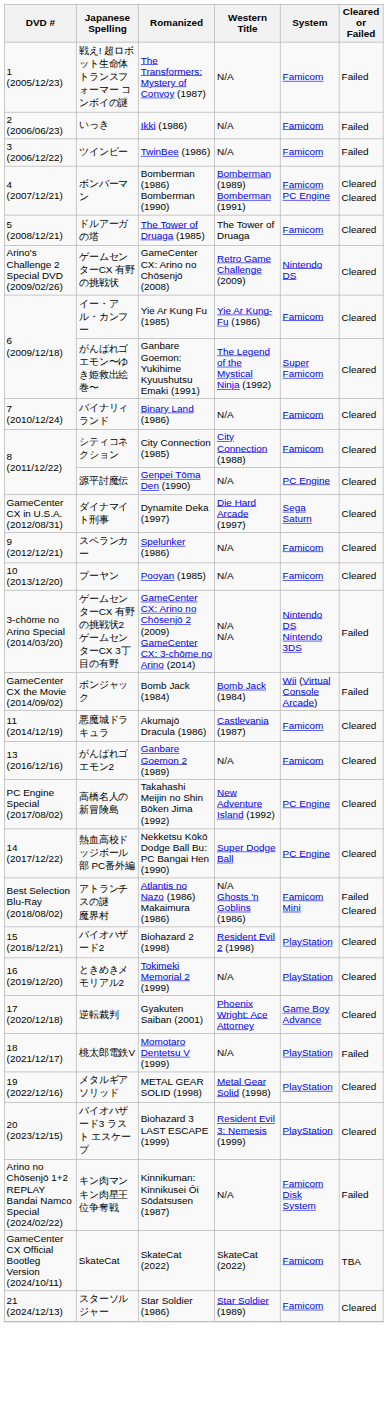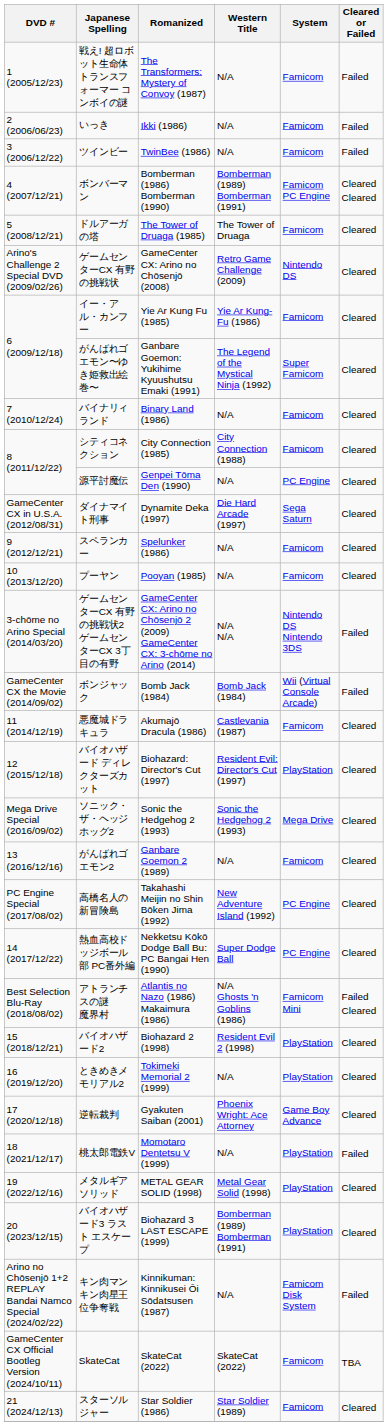+ row: (105, 769)
+ row: (104, 819)
(246, 1130) Resident Evil 3: Nemesis (1999) -> (244, 1231) Bomberman (1989) Bomberman (1991)
